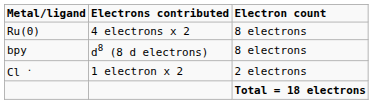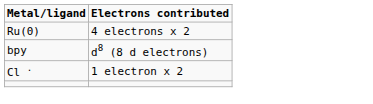- column: (280, 13)
